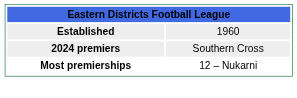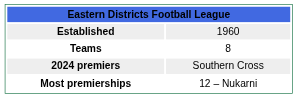+ row: (86, 49)
